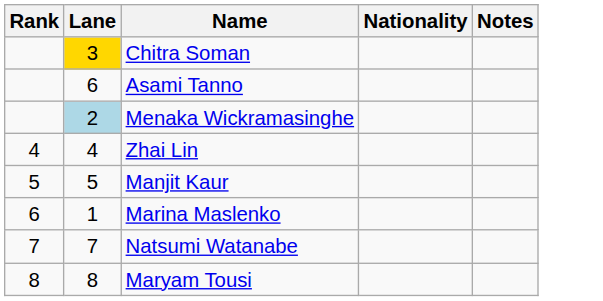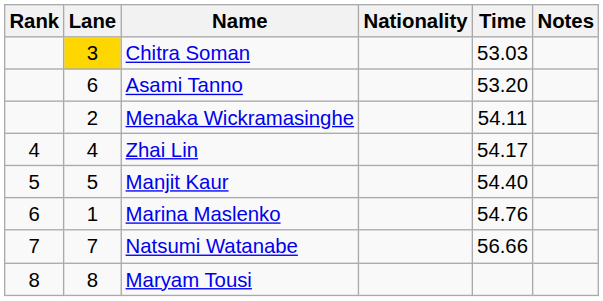+ column: (503, 21)
(92, 118) lightblue background -> (92, 118) no background
